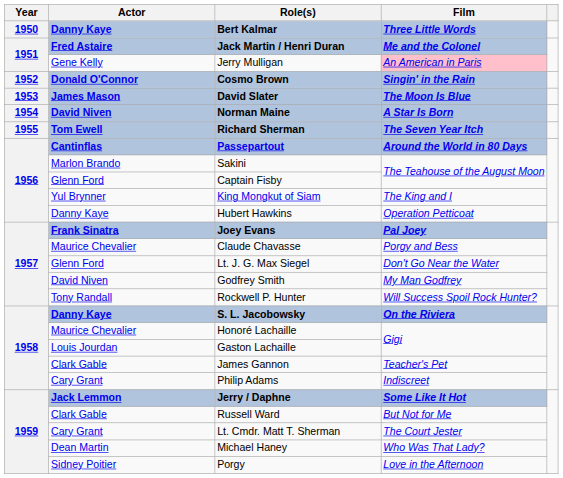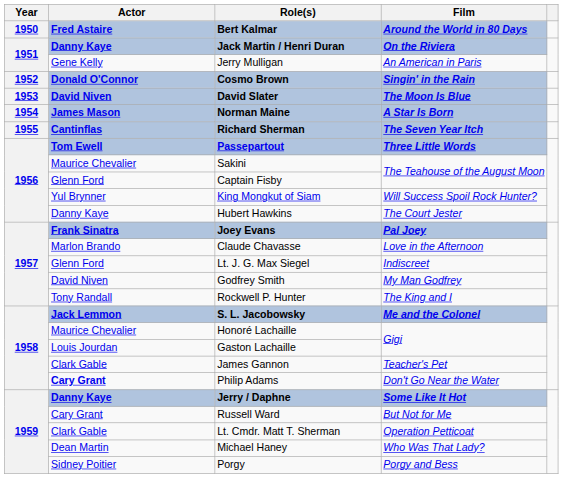(81, 29) Danny Kaye -> (82, 29) Fred Astaire
(430, 29) Three Little Words -> (455, 29) Around the World in 80 Days
(82, 46) Fred Astaire -> (81, 46) Danny Kaye
(432, 46) Me and the Colonel -> (419, 46) On the Riviera
(432, 63) pink background -> (432, 63) no background
(86, 96) James Mason -> (81, 96) David Niven
(81, 113) David Niven -> (86, 113) James Mason
(77, 130) Tom Ewell -> (77, 130) Cantinflas
(77, 146) Cantinflas -> (77, 146) Tom Ewell
(455, 146) Around the World in 80 Days -> (430, 146) Three Little Words
(86, 163) Marlon Brando -> (94, 163) Maurice Chevalier
(418, 197) The King and I -> (460, 197) Will Success Spoil Rock Hunter?
(429, 213) Operation Petticoat -> (423, 213) The Court Jester
(94, 247) Maurice Chevalier -> (86, 247) Marlon Brando
(421, 247) Porgy and Bess -> (433, 247) Love in the Afternoon
(441, 264) Don't Go Near the Water -> (406, 264) Indiscreet
(460, 297) Will Success Spoil Rock Hunter? -> (418, 297) The King and I
(81, 314) Danny Kaye -> (86, 314) Jack Lemmon
(419, 314) On the Riviera -> (432, 314) Me and the Colonel
(77, 381) normal -> (78, 381) bold
(406, 381) Indiscreet -> (441, 381) Don't Go Near the Water
(86, 398) Jack Lemmon -> (81, 398) Danny Kaye
(79, 414) Clark Gable -> (77, 414) Cary Grant
(77, 431) Cary Grant -> (79, 431) Clark Gable
(423, 431) The Court Jester -> (429, 431) Operation Petticoat
(433, 465) Love in the Afternoon -> (421, 465) Porgy and Bess
